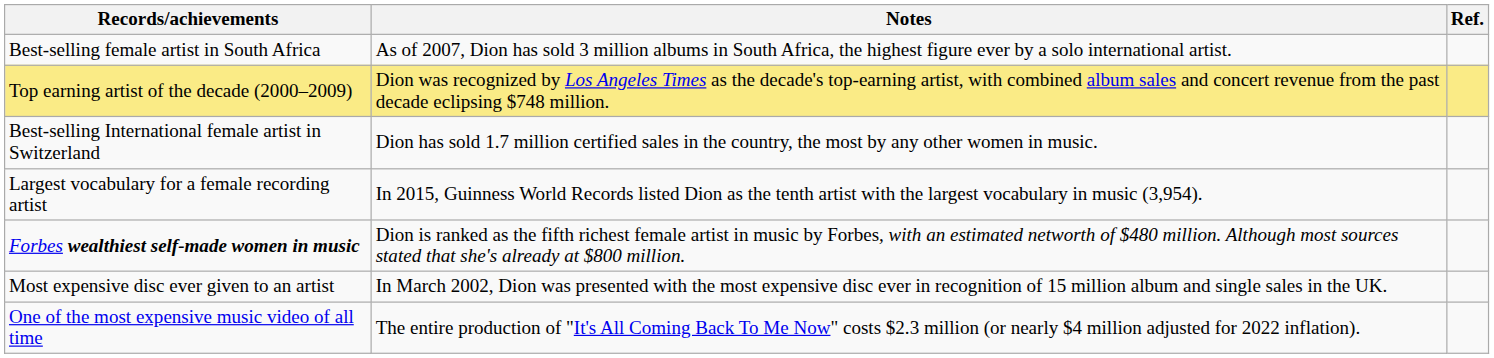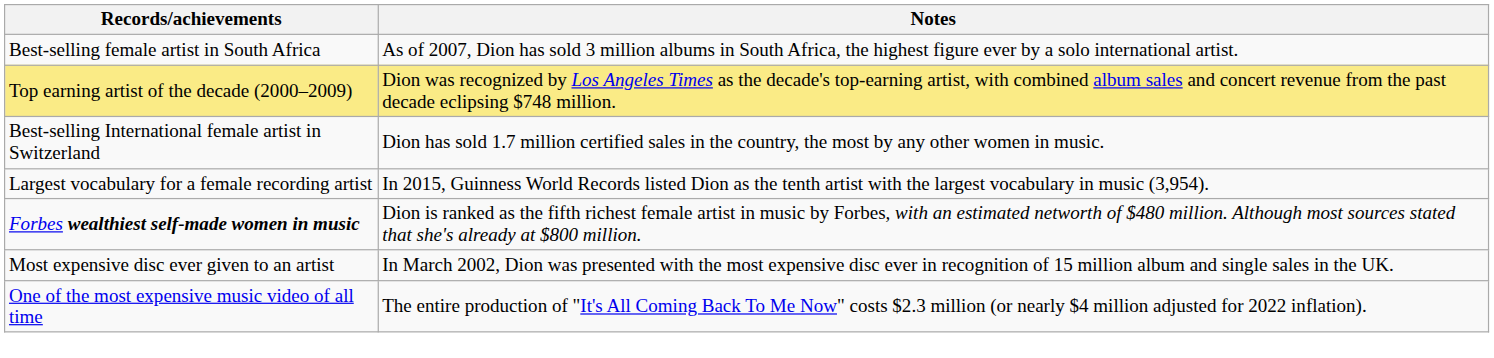- column: (1467, 19)
